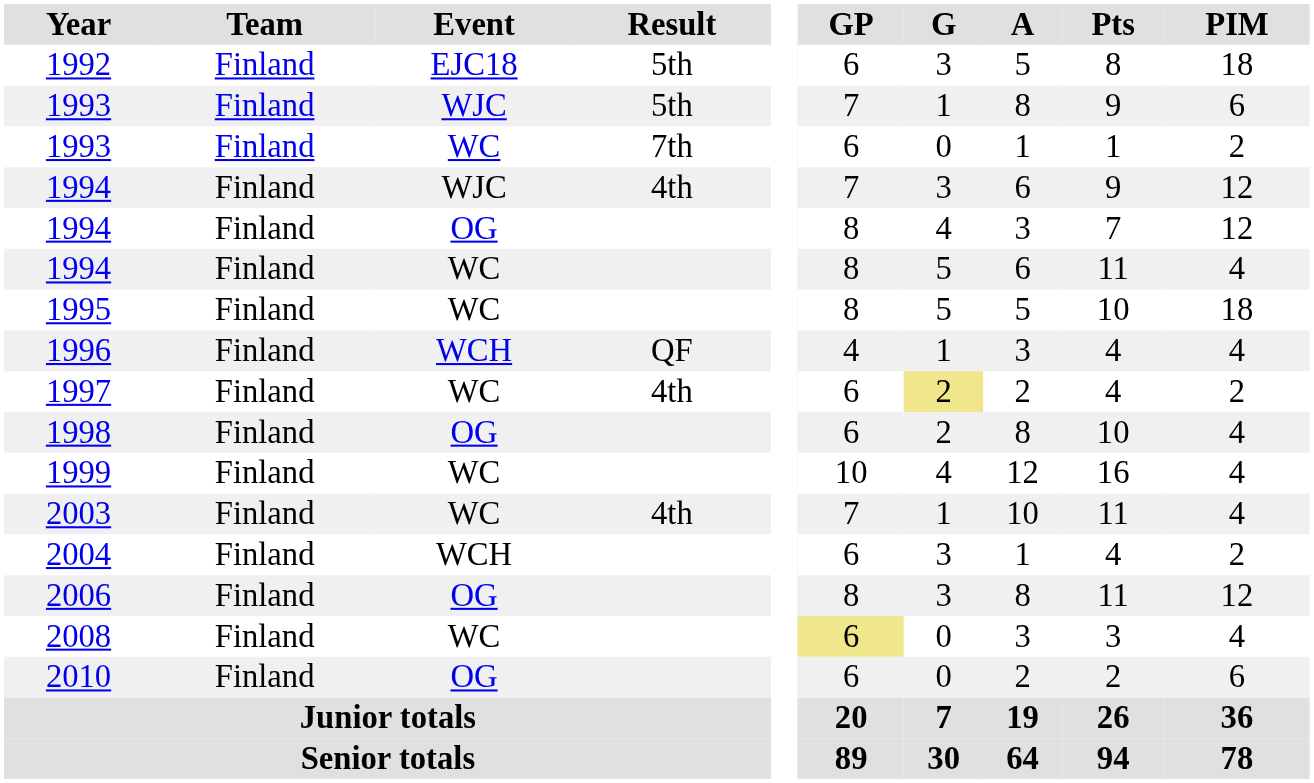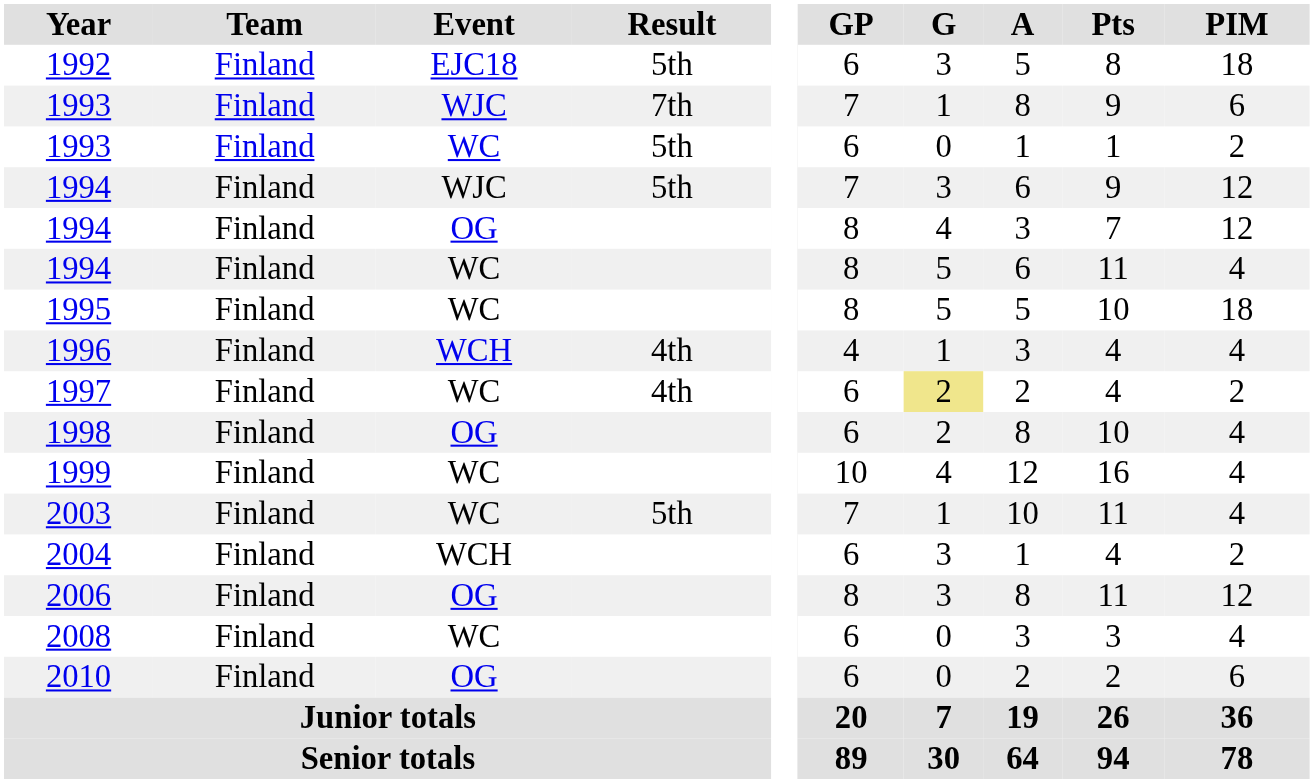(672, 105) 5th -> (672, 105) 7th
(672, 146) 7th -> (672, 146) 5th
(672, 187) 4th -> (672, 187) 5th
(672, 350) QF -> (672, 350) 4th
(672, 513) 4th -> (672, 513) 5th
(851, 635) khaki background -> (851, 635) no background
